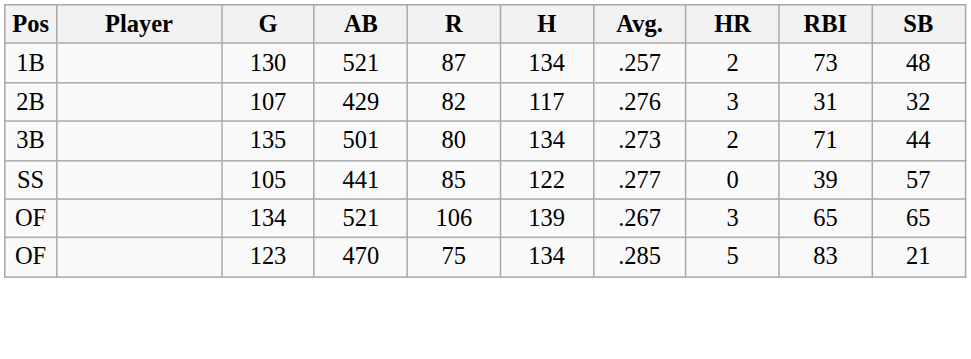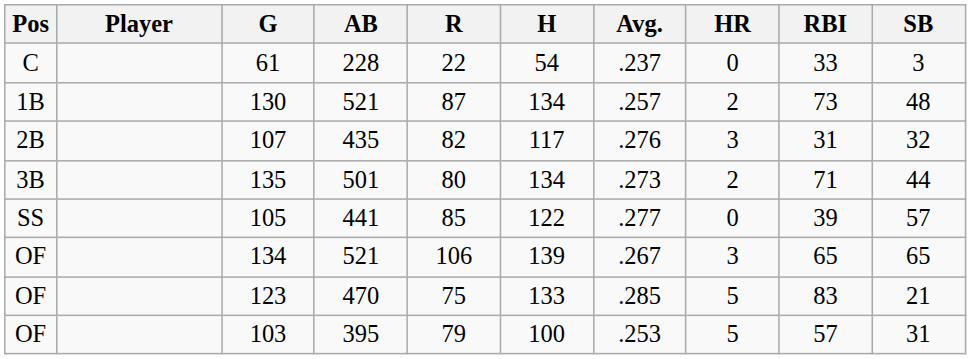+ row: (268, 62)
(361, 101) 429 -> (361, 140) 435
(547, 256) 134 -> (547, 295) 133
+ row: (268, 334)
